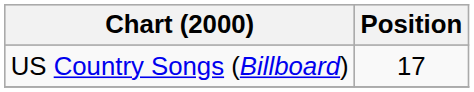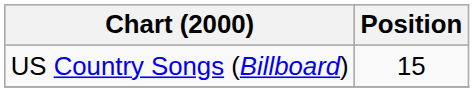(411, 65) 17 -> (411, 65) 15
